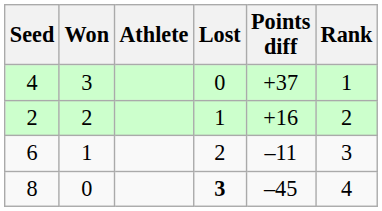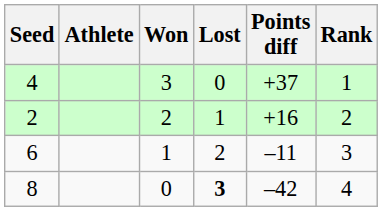columns swapped: (154, 34) <-> (87, 34)
(281, 188) –45 -> (281, 188) –42
